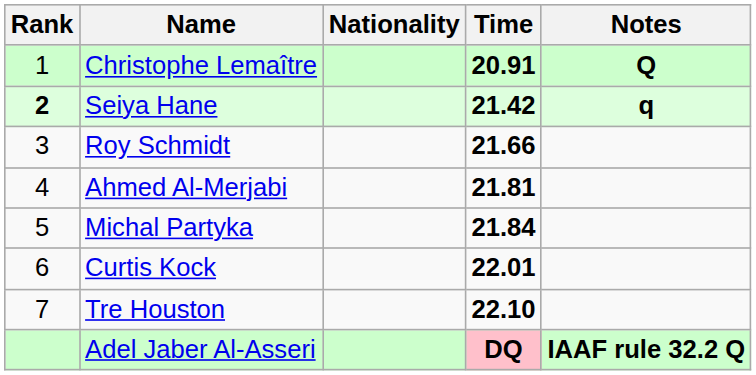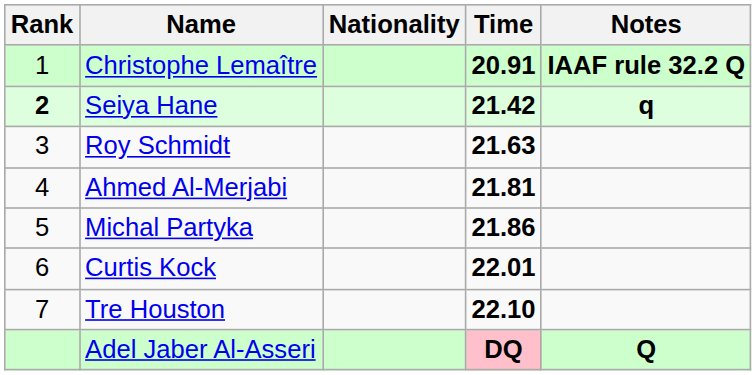(646, 65) Q -> (646, 65) IAAF rule 32.2 Q
(504, 146) 21.66 -> (504, 146) 21.63
(504, 227) 21.84 -> (504, 227) 21.86
(646, 349) IAAF rule 32.2 Q -> (646, 349) Q
